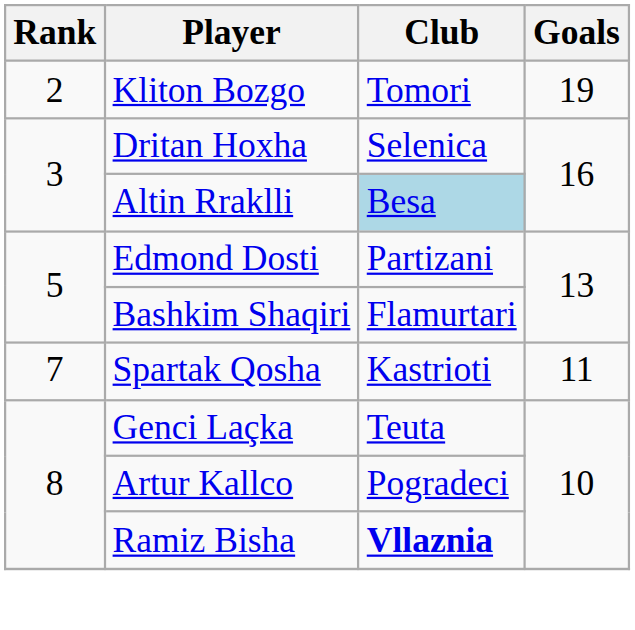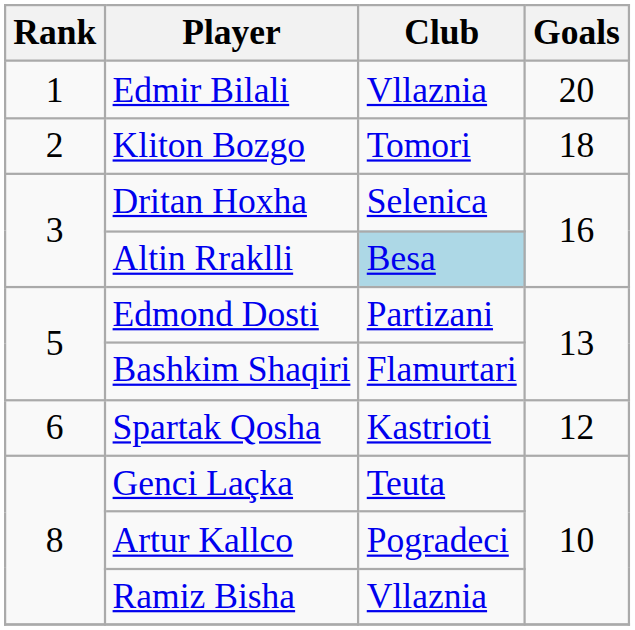+ row: (201, 88)
(577, 88) 19 -> (577, 145) 18
(55, 370) 7 -> (55, 426) 6
(577, 370) 11 -> (577, 426) 12
(430, 539) bold -> (427, 595) normal
